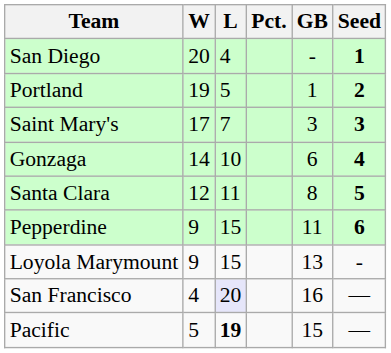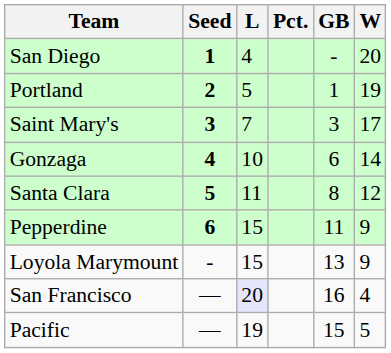columns swapped: (199, 21) <-> (359, 21)
(231, 329) bold -> (252, 329) normal
